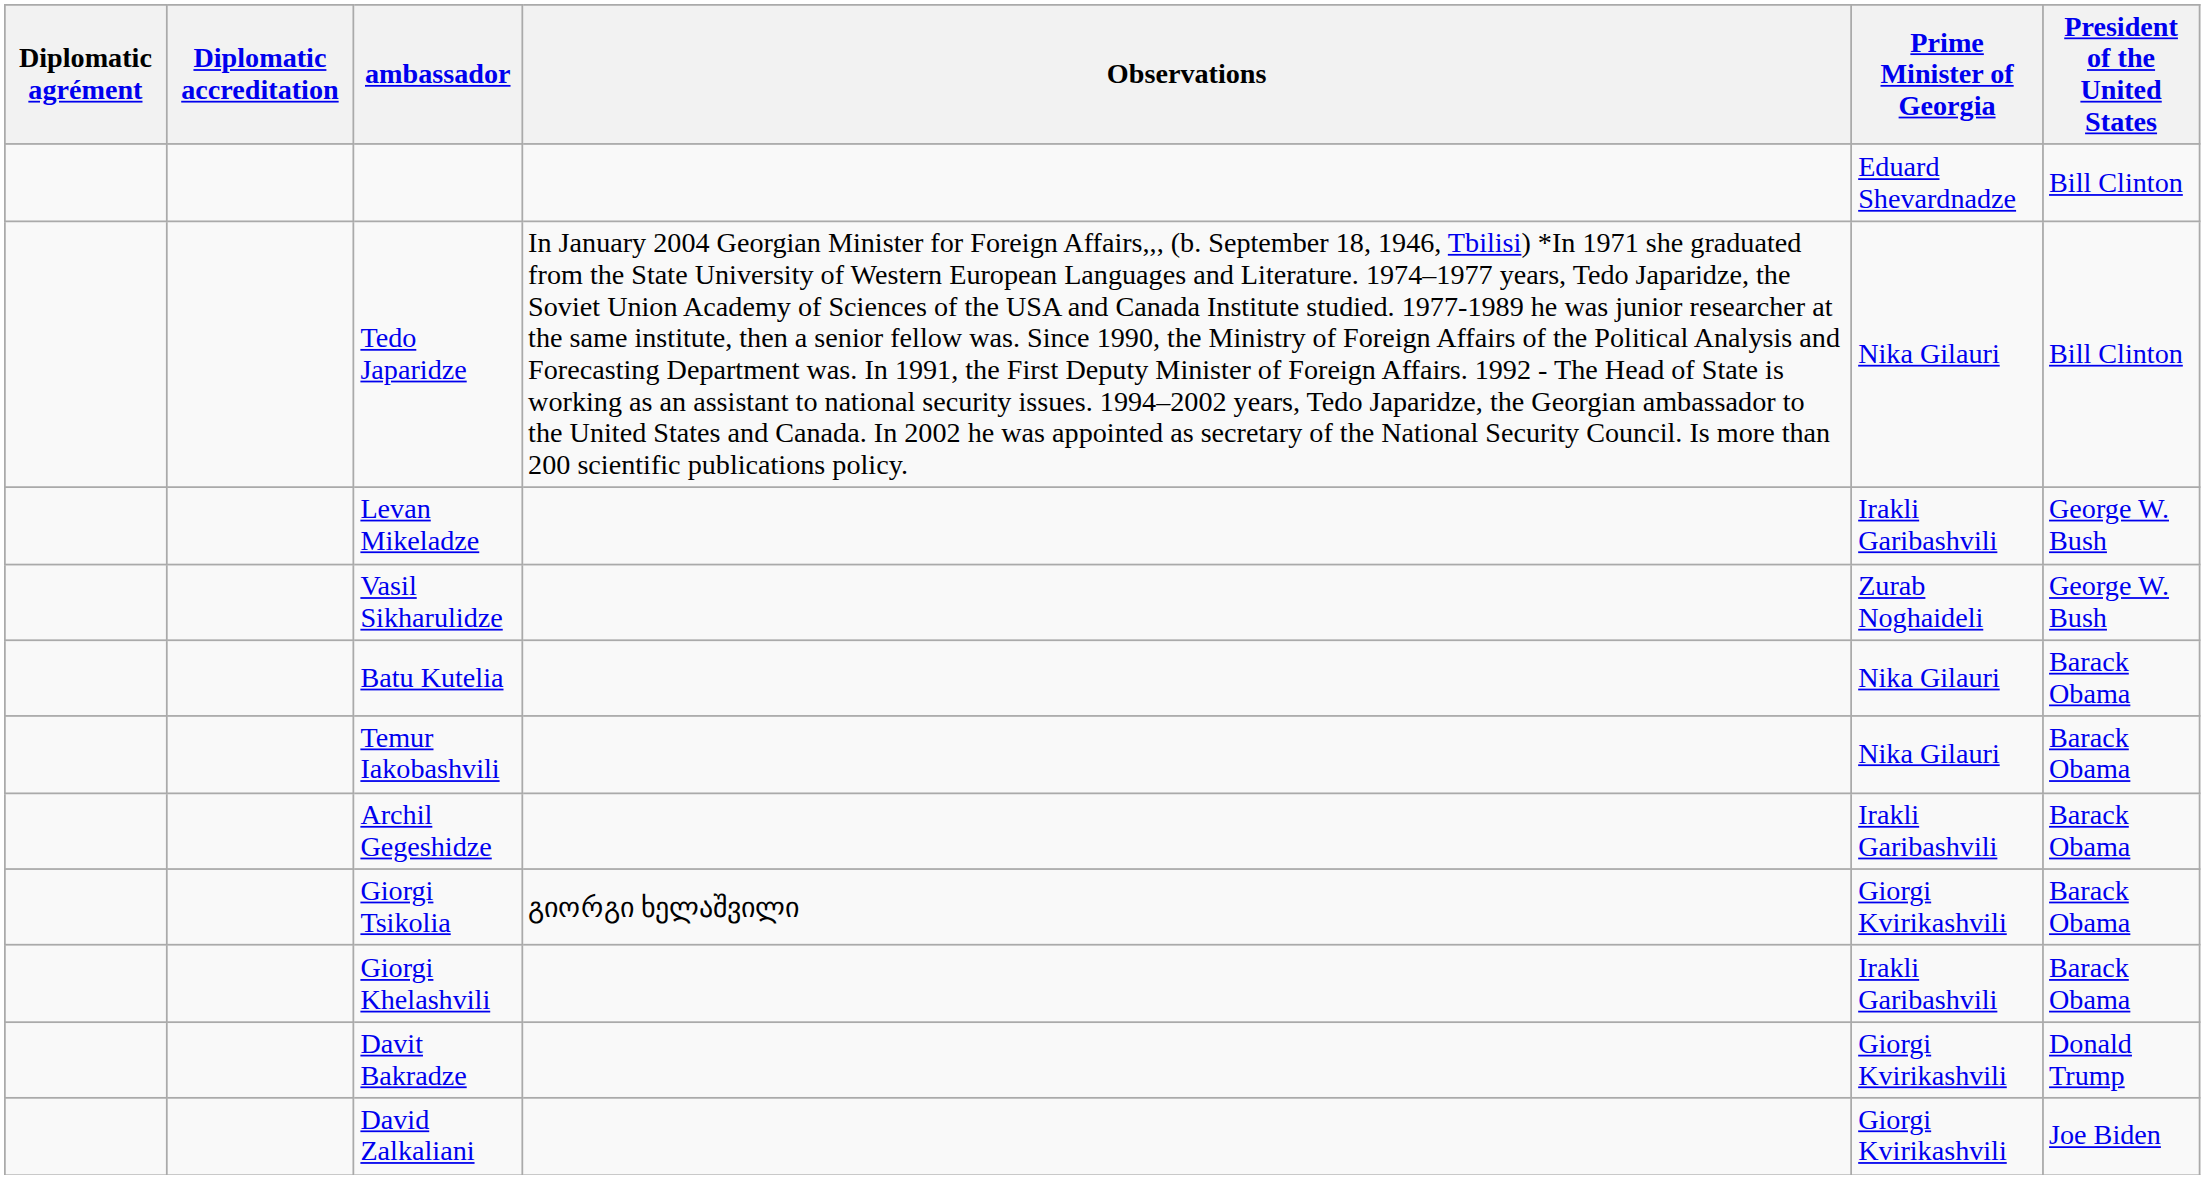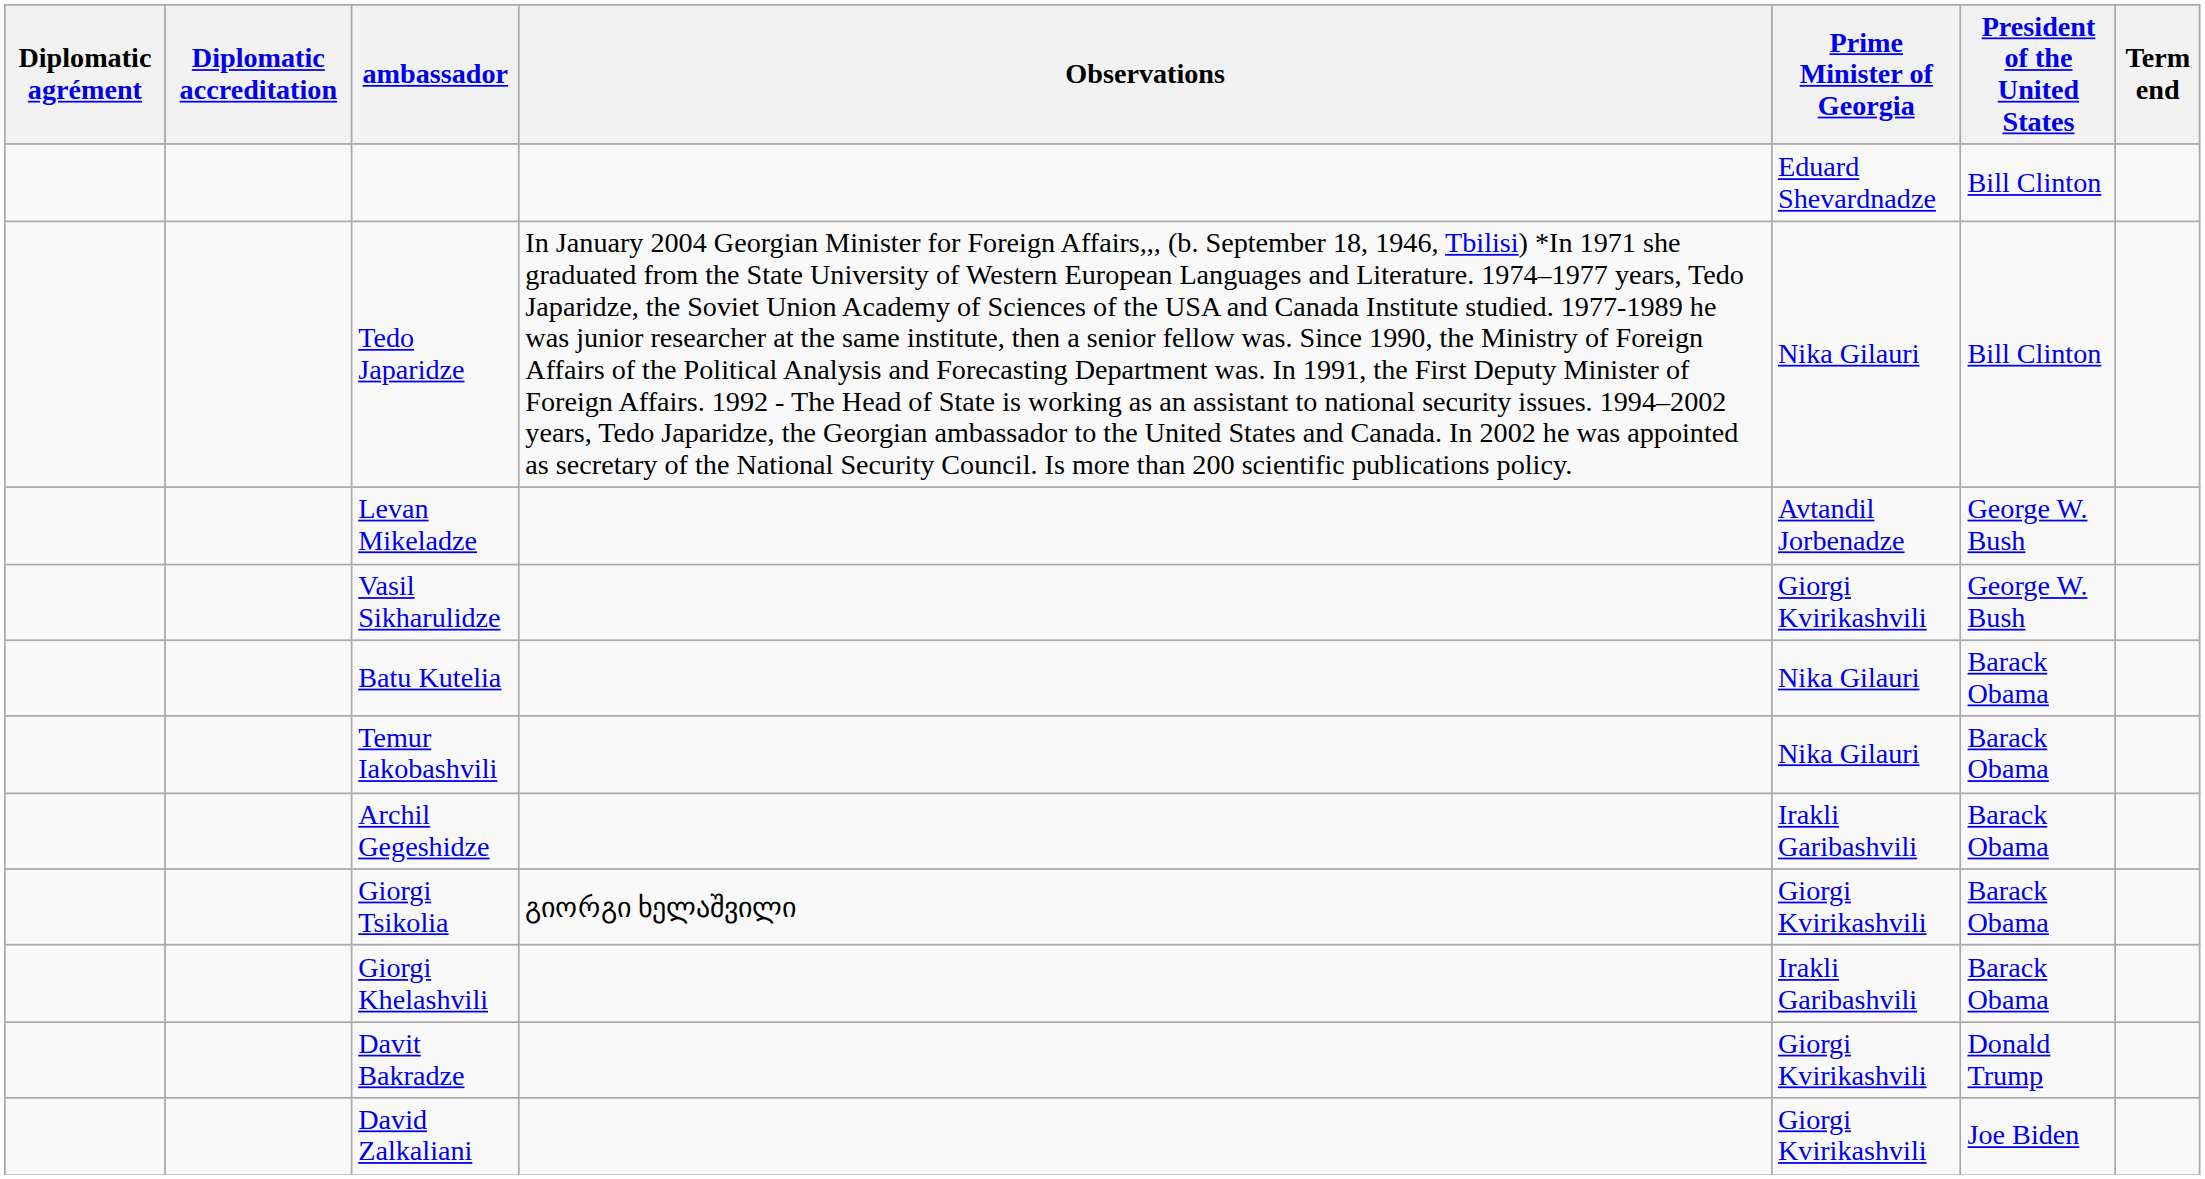+ column: (2158, 74)
(1928, 525) Irakli Garibashvili -> (1841, 525) Avtandil Jorbenadze
(1921, 601) Zurab Noghaideli -> (1852, 601) Giorgi Kvirikashvili
